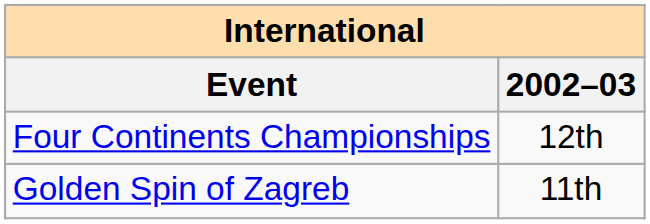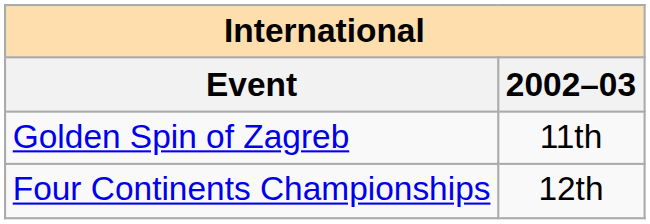rows swapped: (252, 137) <-> (181, 190)
